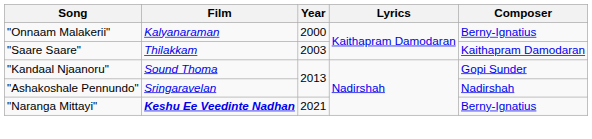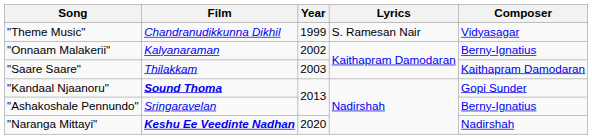+ row: (46, 32)
(313, 32) 2000 -> (313, 50) 2002
(181, 69) normal -> (183, 87) bold
(488, 87) Nadirshah -> (499, 106) Berny-Ignatius
(313, 106) 2021 -> (313, 124) 2020
(499, 106) Berny-Ignatius -> (488, 124) Nadirshah
